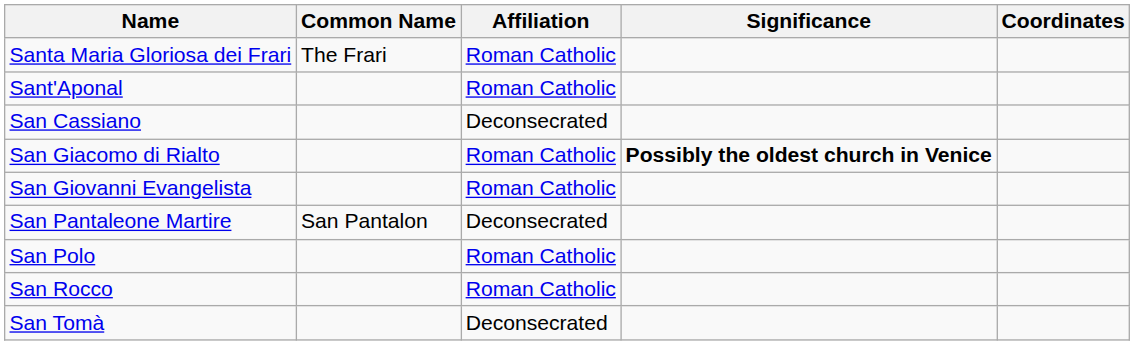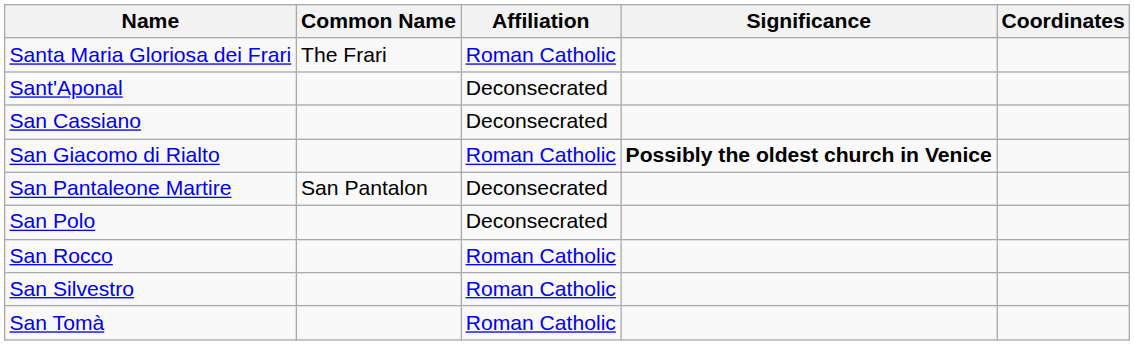(541, 88) Roman Catholic -> (537, 88) Deconsecrated
- row: (130, 188)
(541, 255) Roman Catholic -> (537, 222) Deconsecrated
+ row: (72, 289)
(537, 322) Deconsecrated -> (541, 322) Roman Catholic
